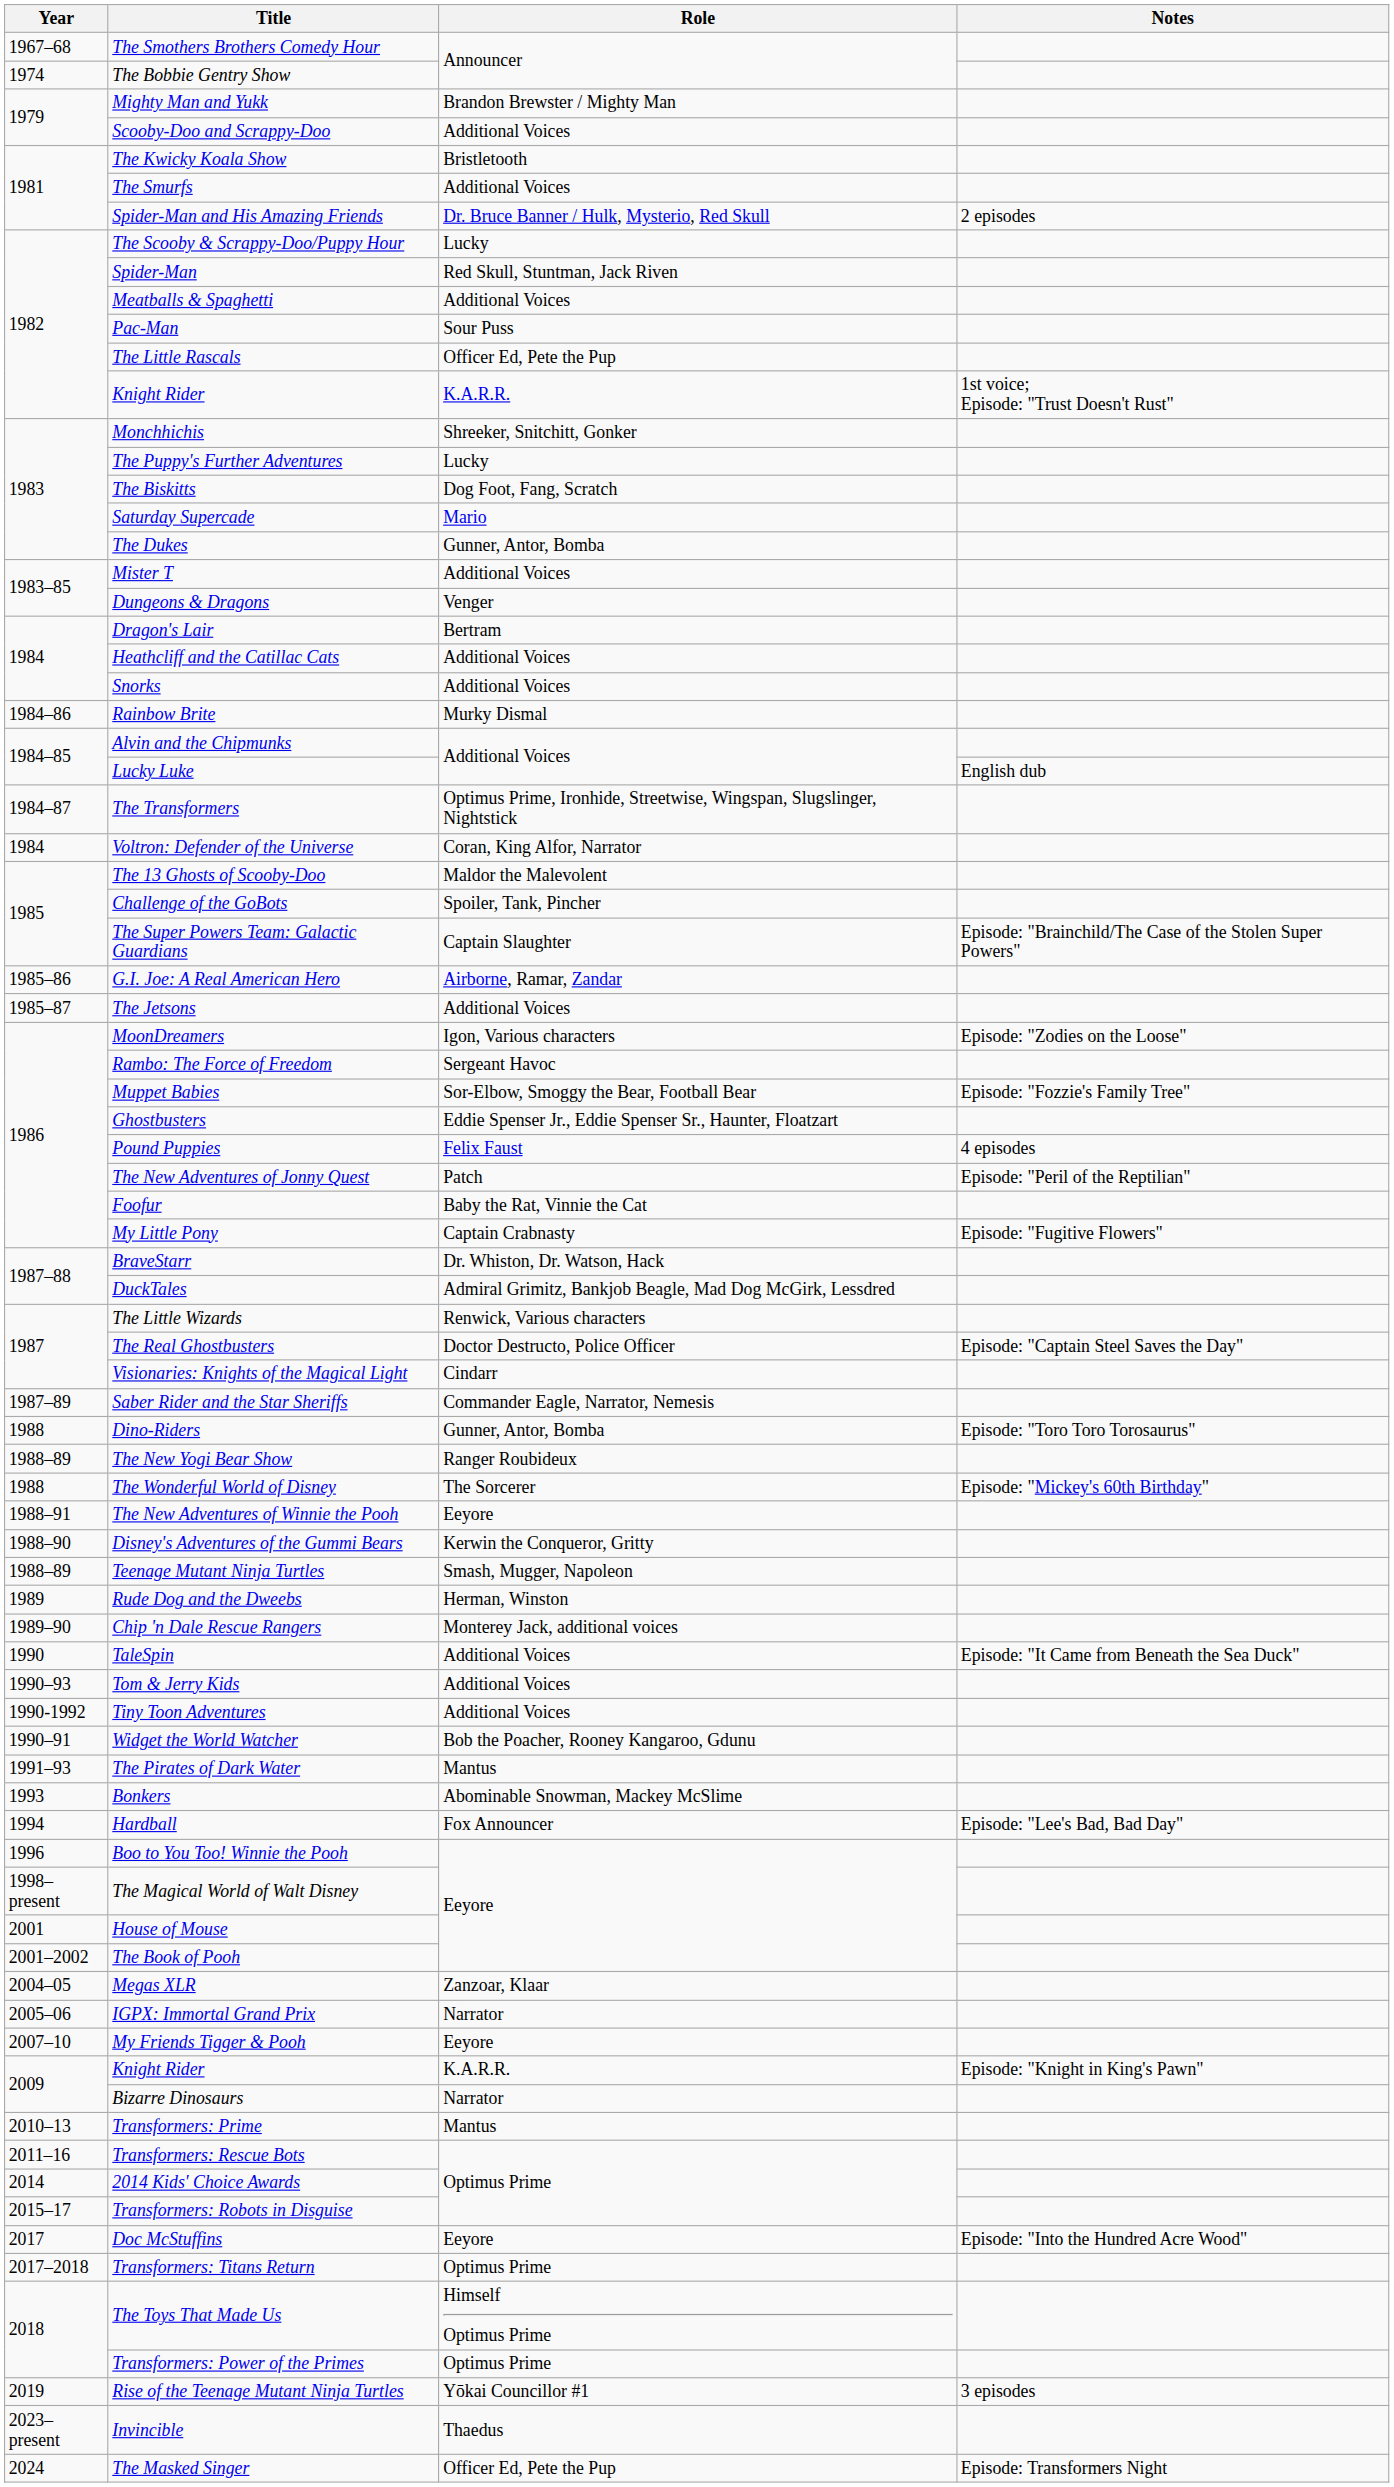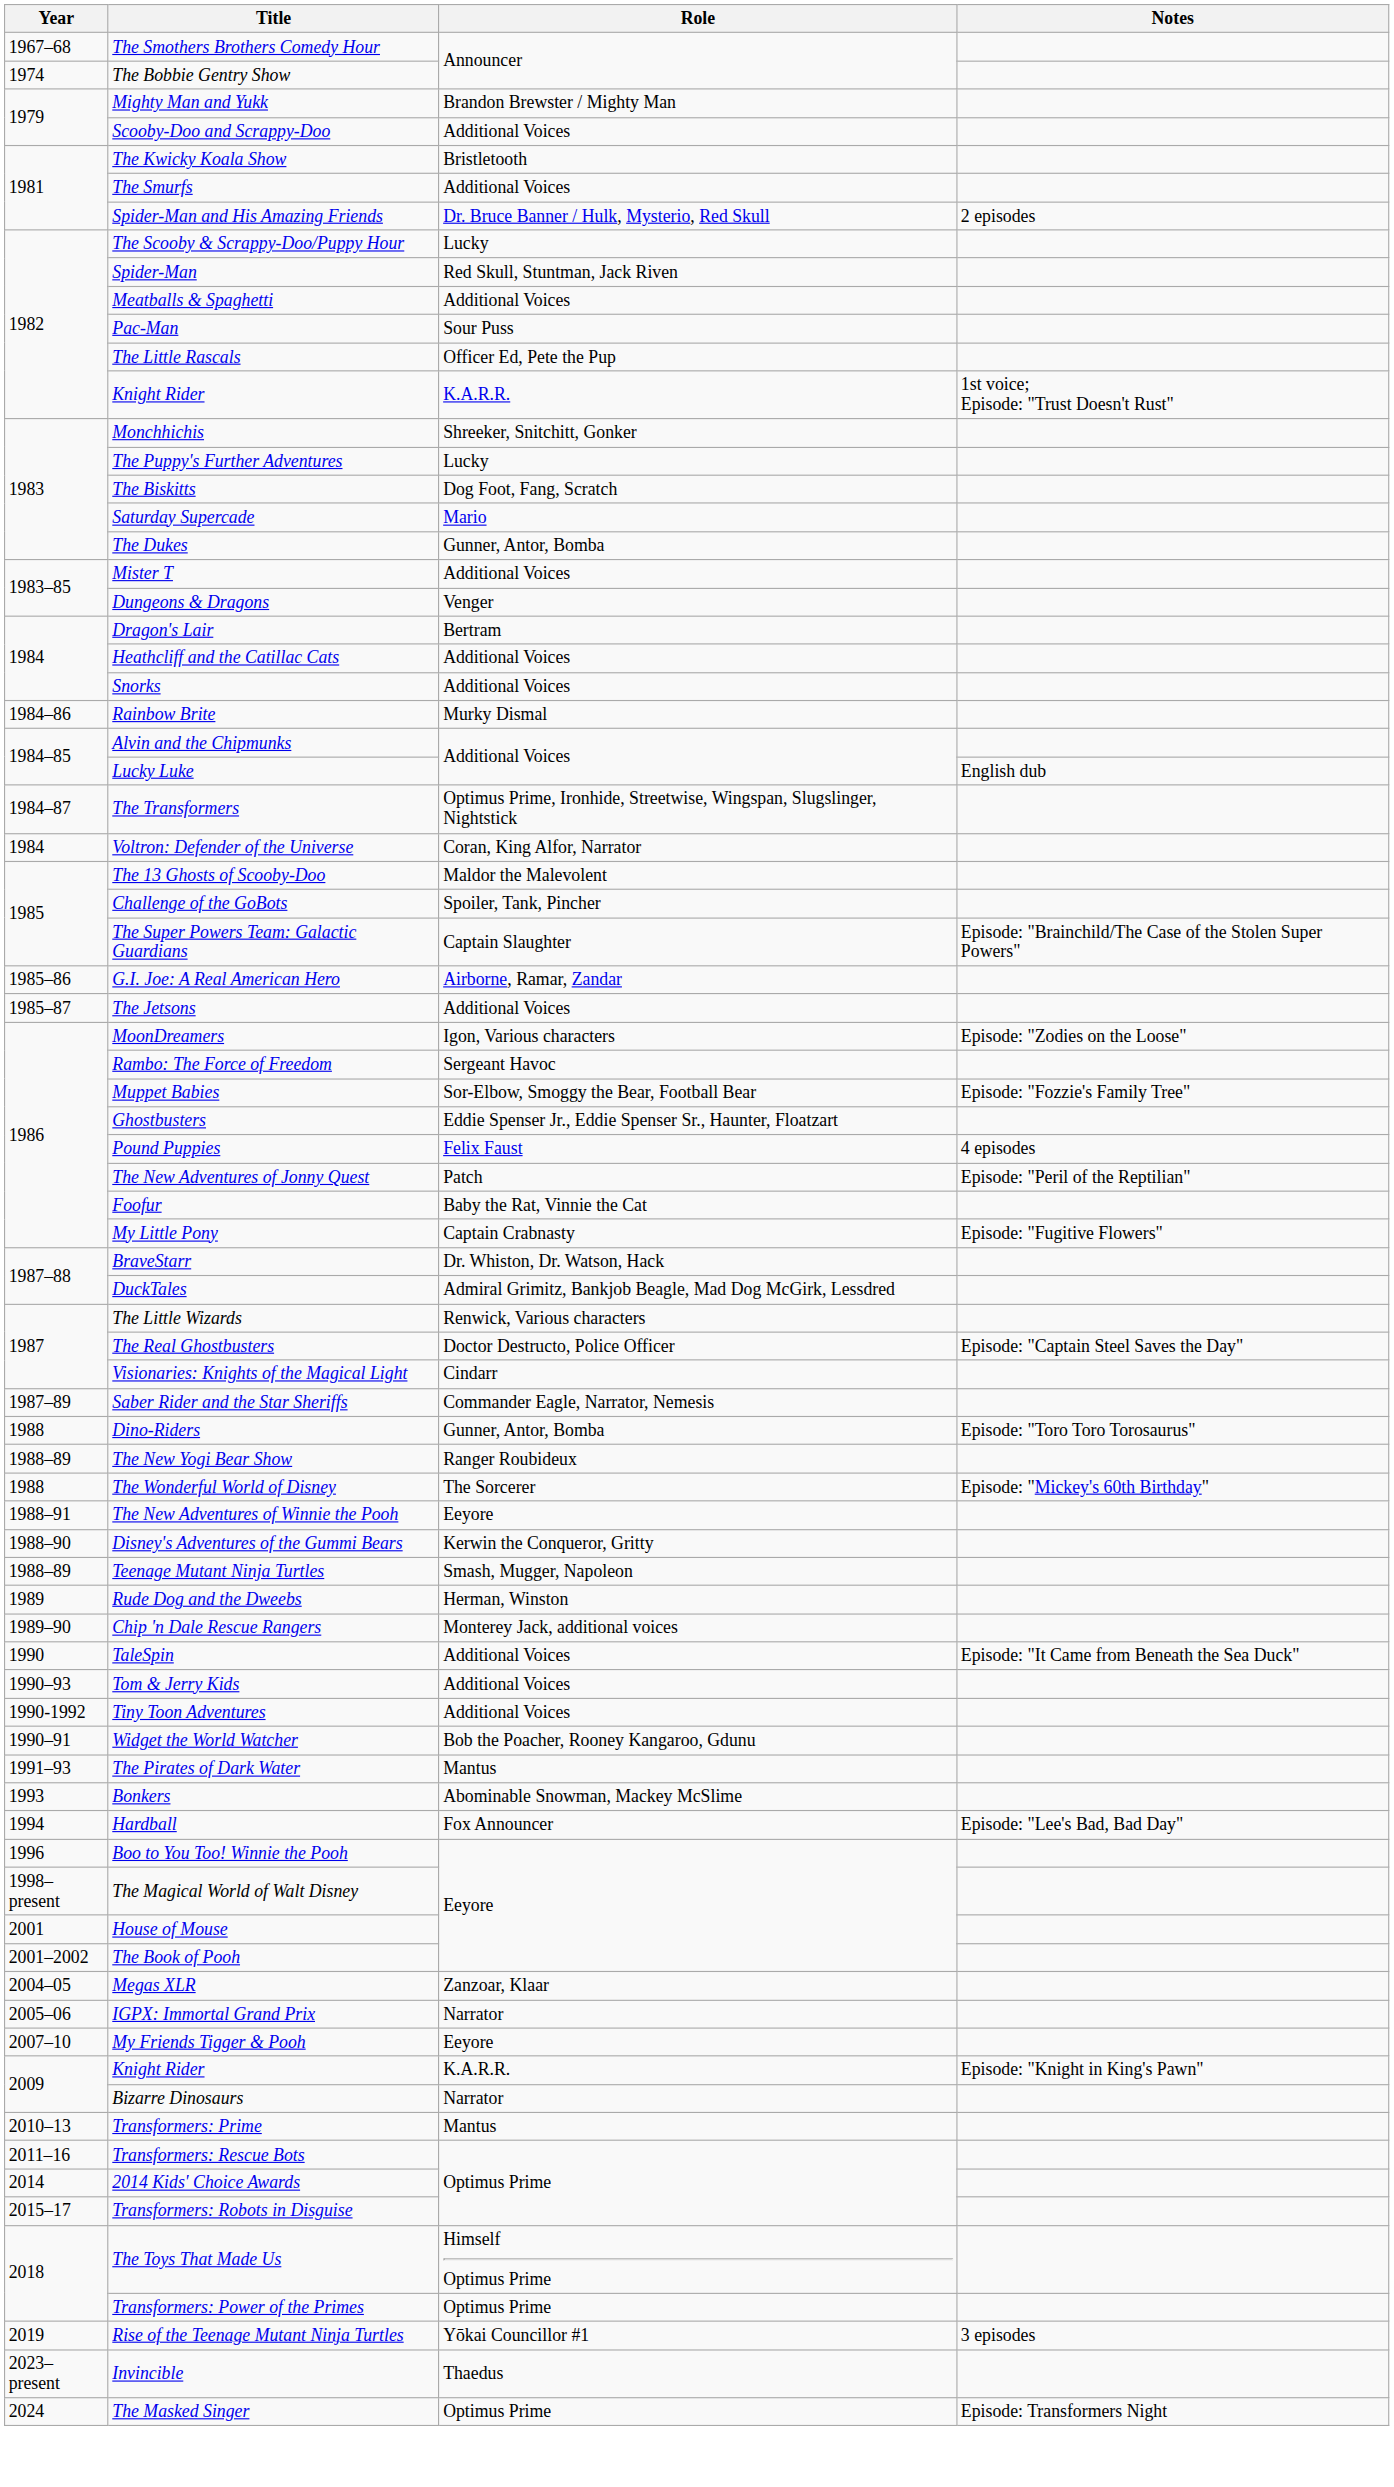- row: (26, 2239)
- row: (49, 2267)
(530, 2468) Officer Ed, Pete the Pup -> (497, 2411) Optimus Prime
